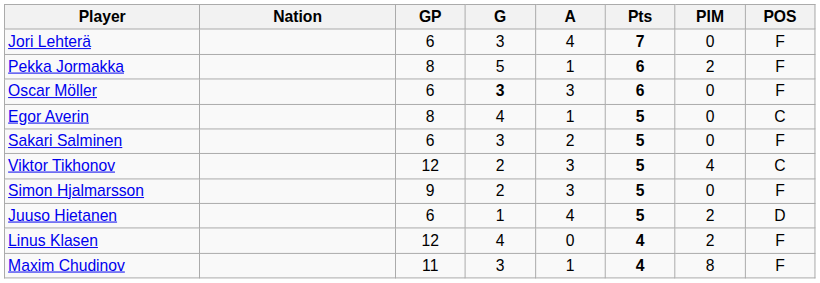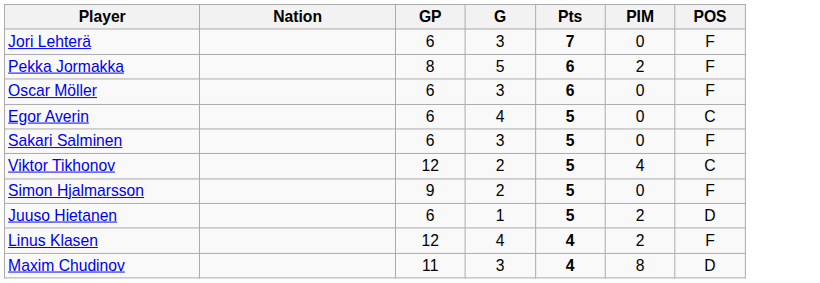- column: (570, 16)
(500, 91) bold -> (500, 91) normal
(430, 116) 8 -> (430, 116) 6
(780, 265) F -> (710, 265) D
